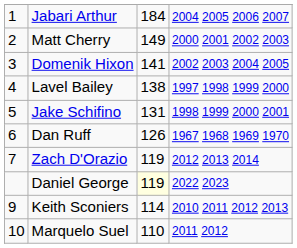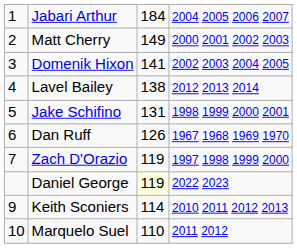(230, 88) 1997 1998 1999 2000 -> (215, 88) 2012 2013 2014
(215, 160) 2012 2013 2014 -> (230, 160) 1997 1998 1999 2000
